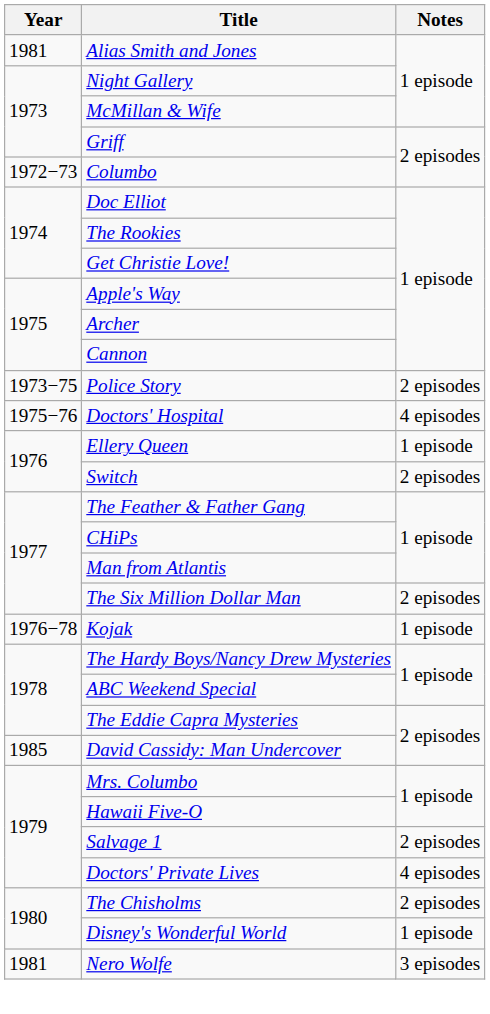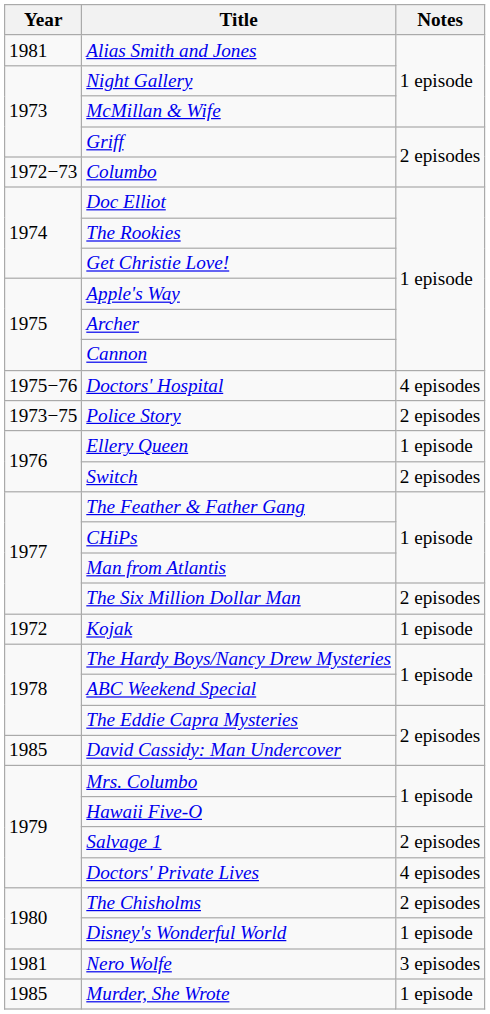rows swapped: (133, 385) <-> (155, 415)
(43, 628) 1976−78 -> (28, 628) 1972
+ row: (158, 994)
